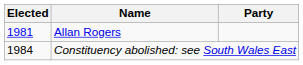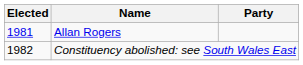(20, 50) 1984 -> (20, 50) 1982
